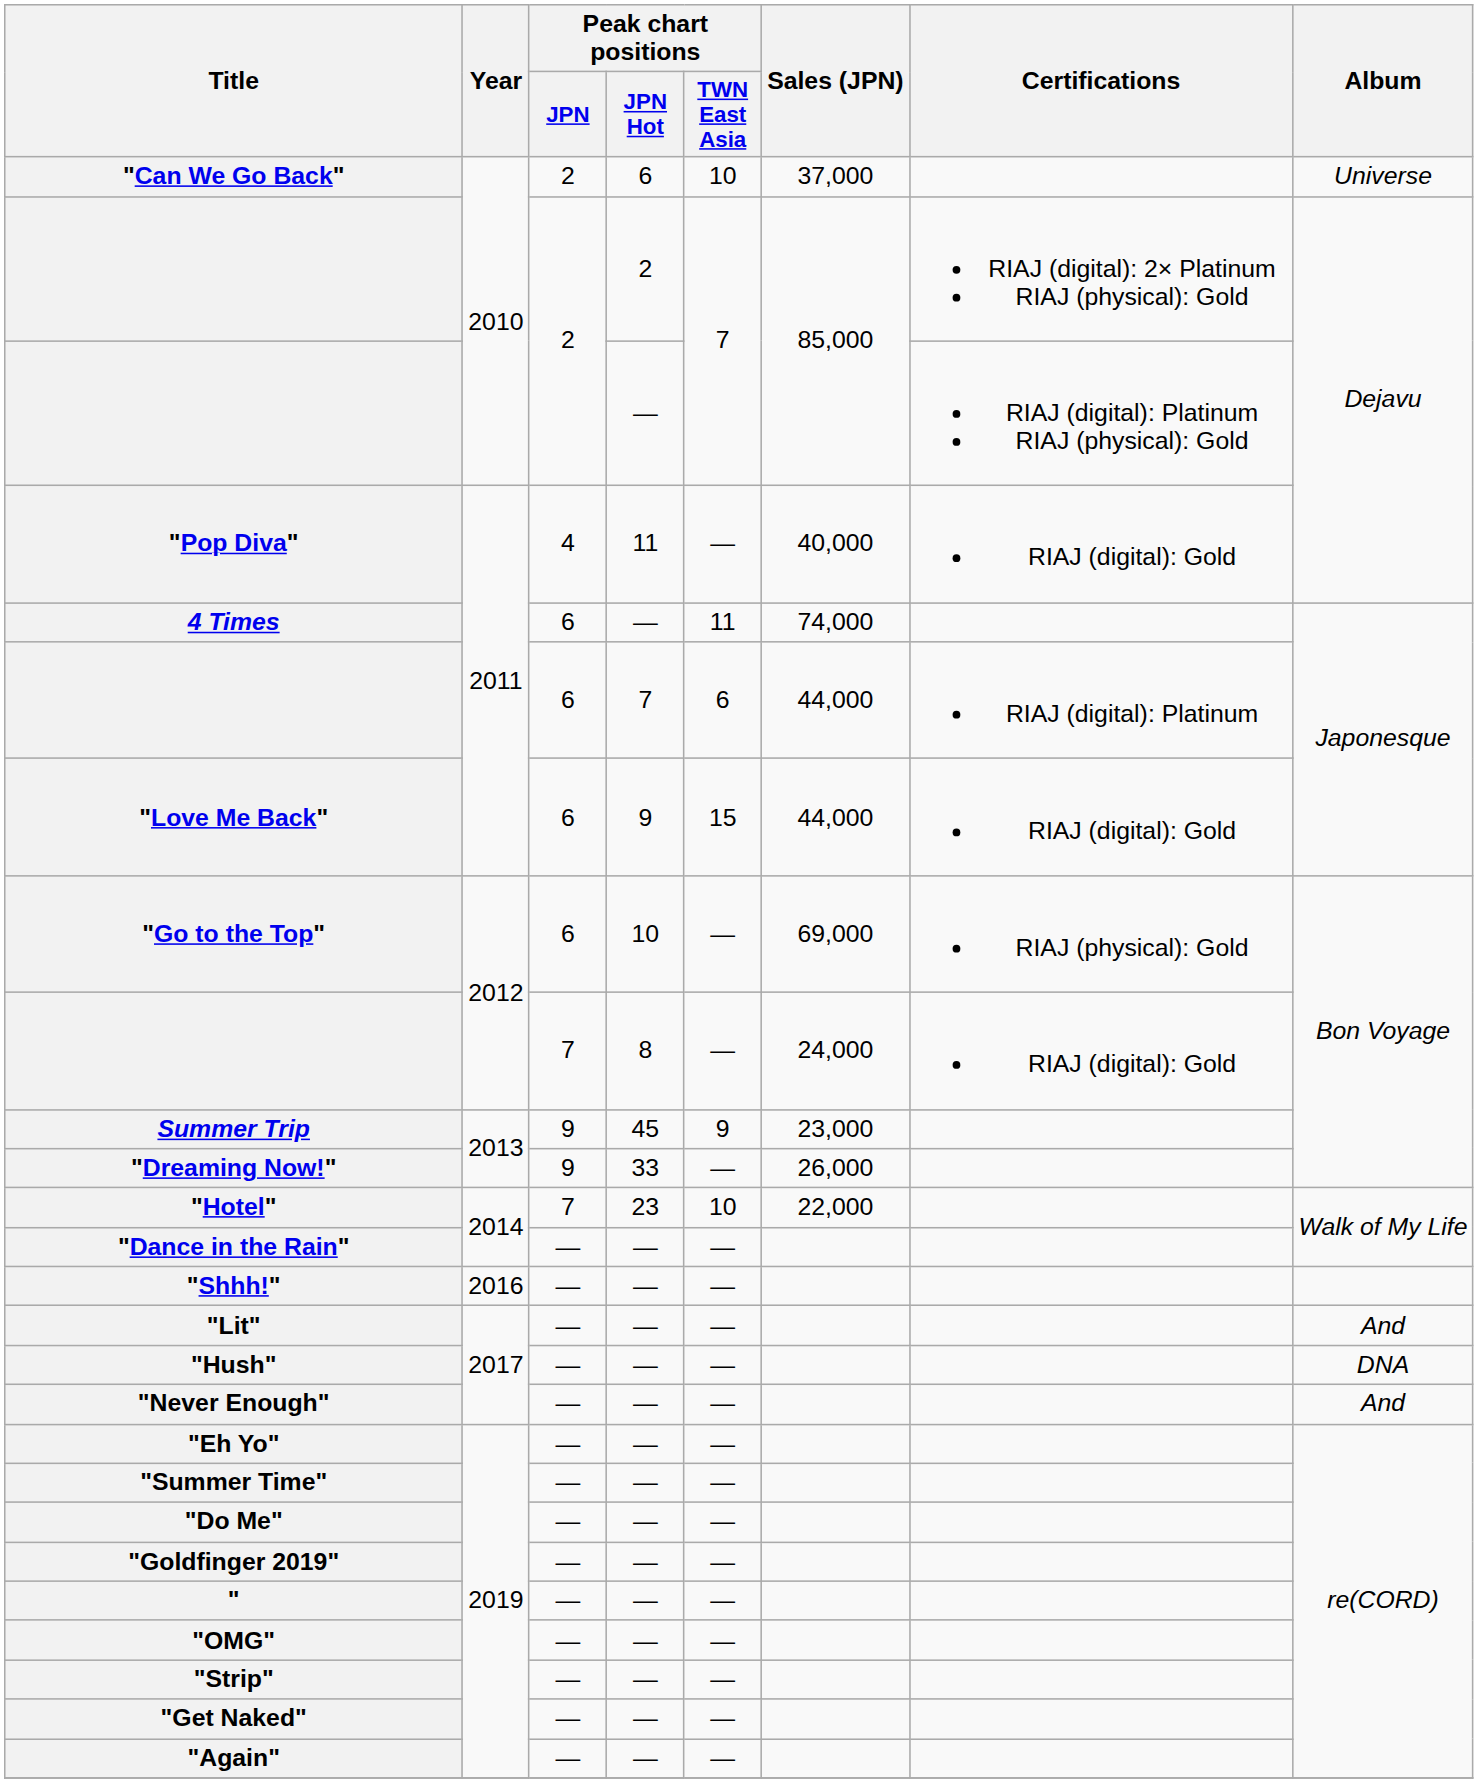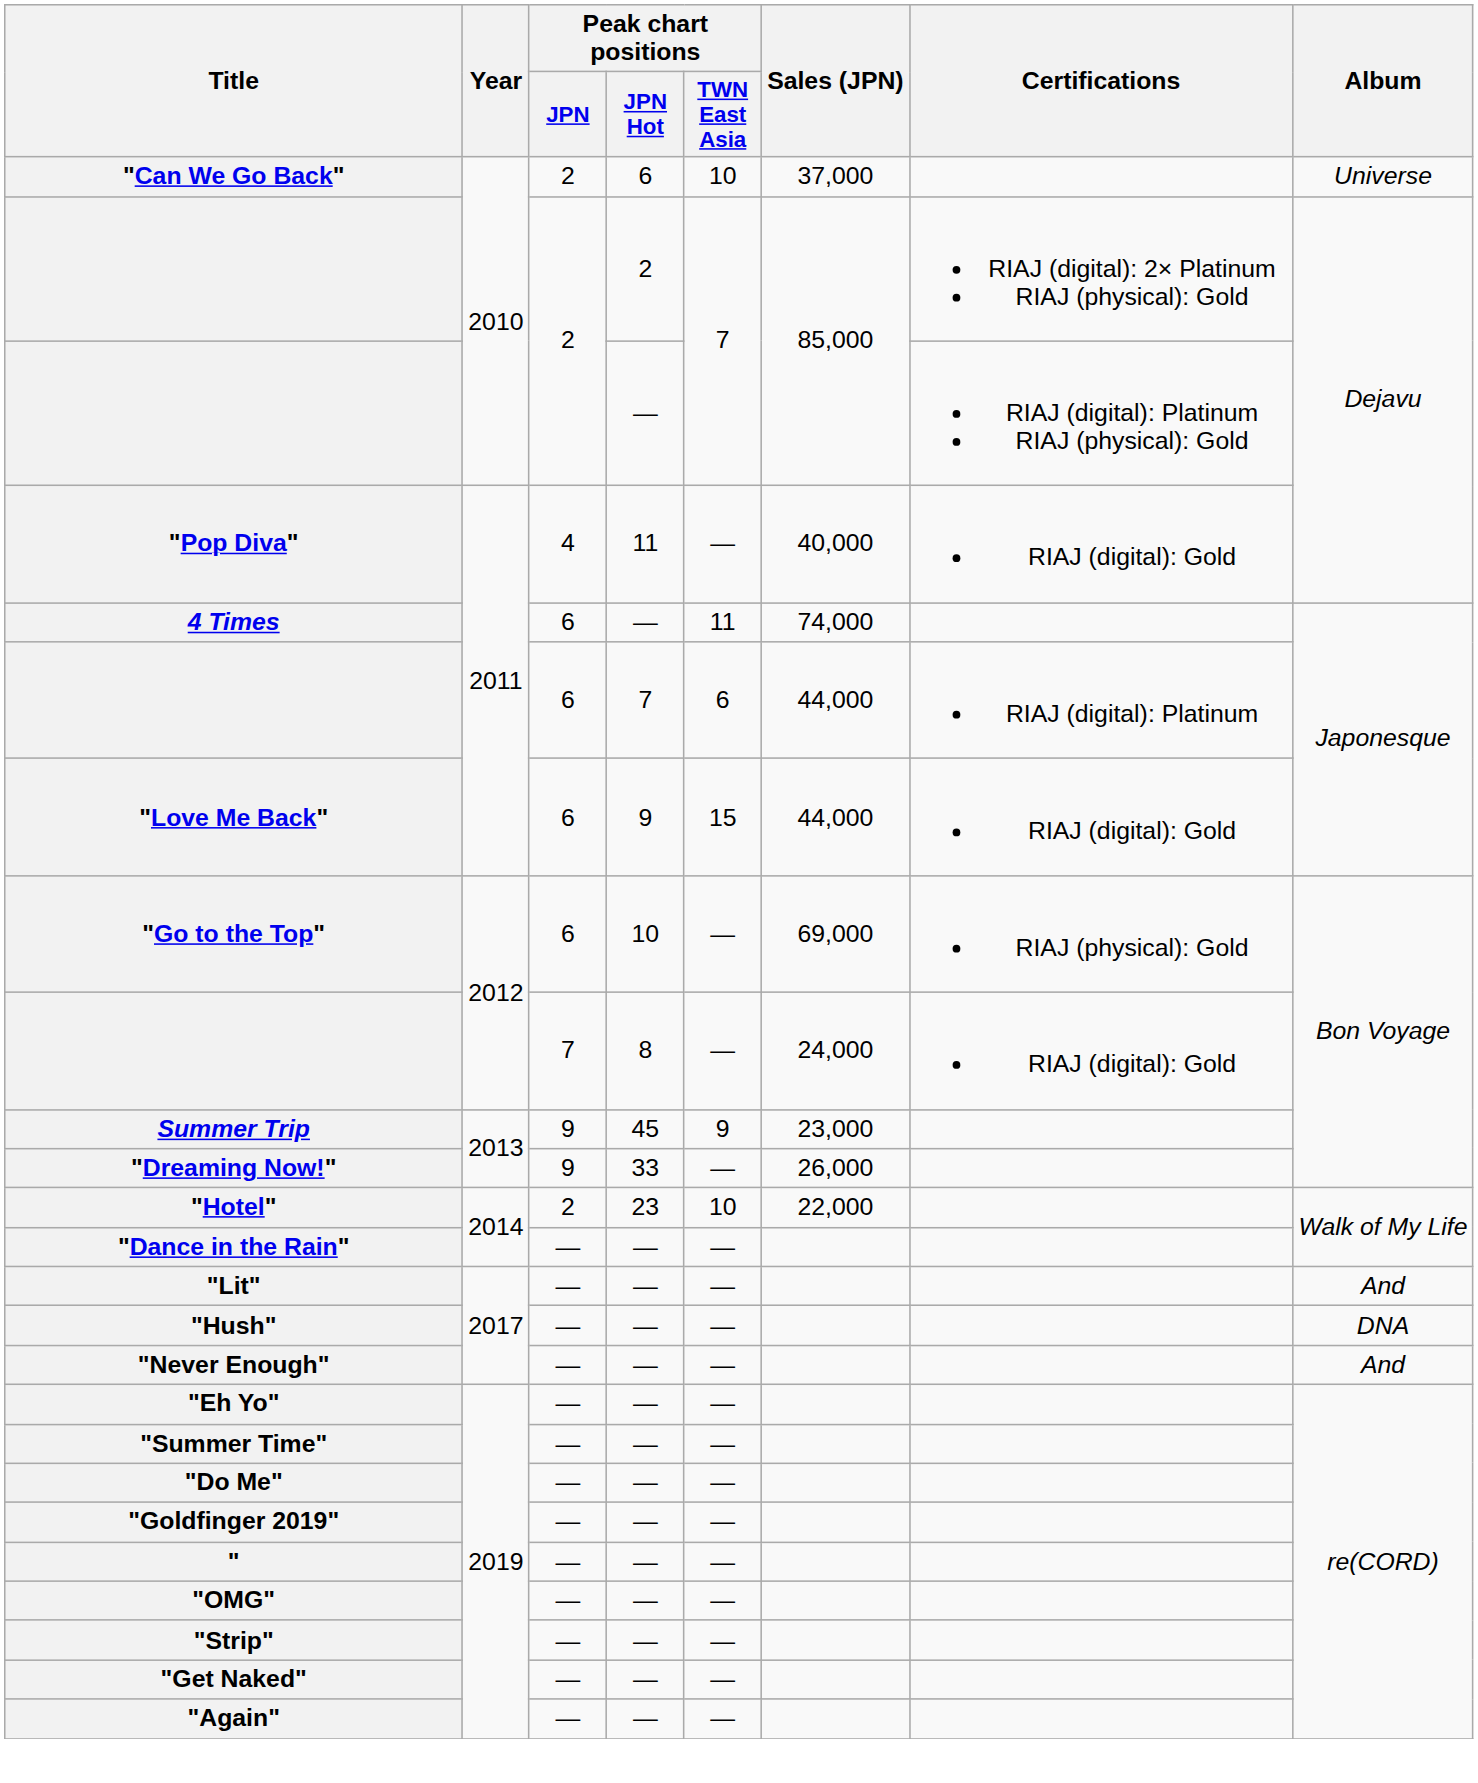(568, 1207) 7 -> (568, 1207) 2
- row: (234, 1285)
